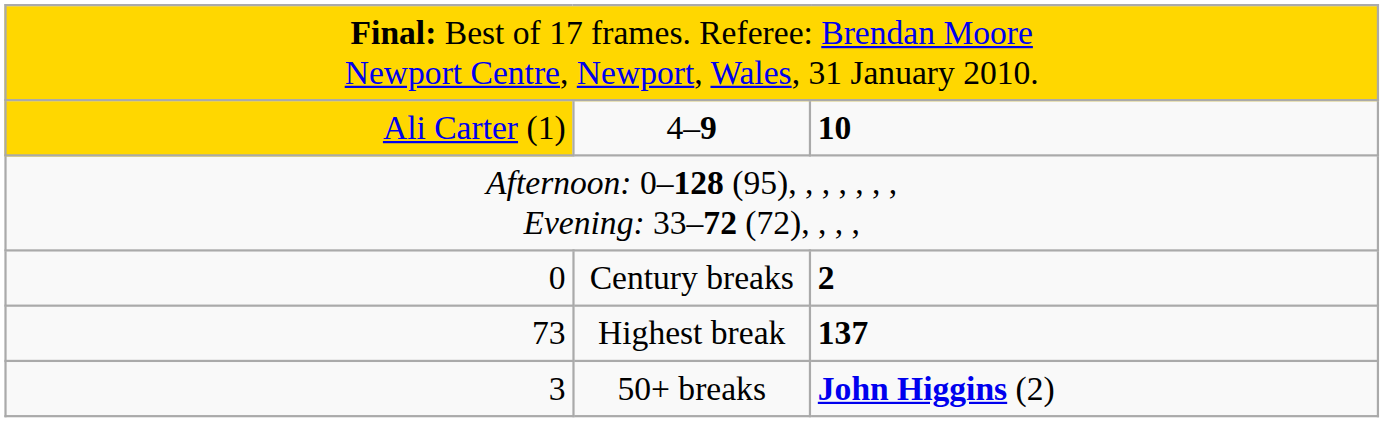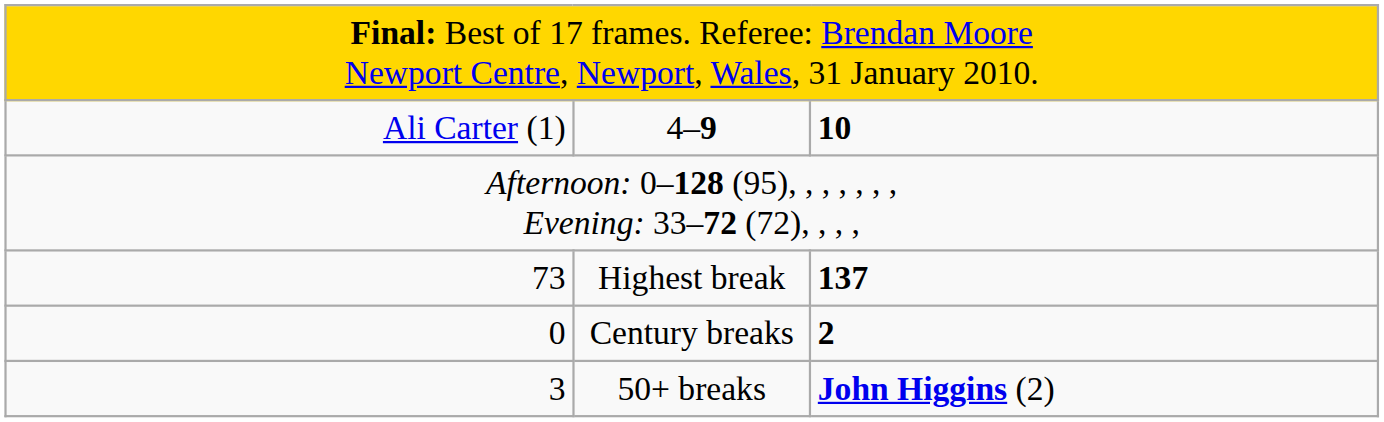(474, 127) gold background -> (474, 127) no background
rows swapped: (692, 333) <-> (692, 278)
